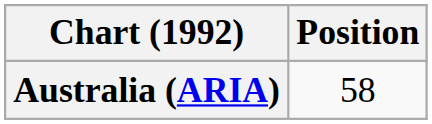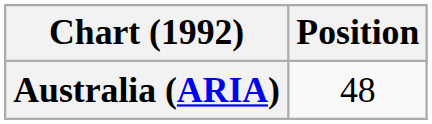(358, 89) 58 -> (358, 89) 48
